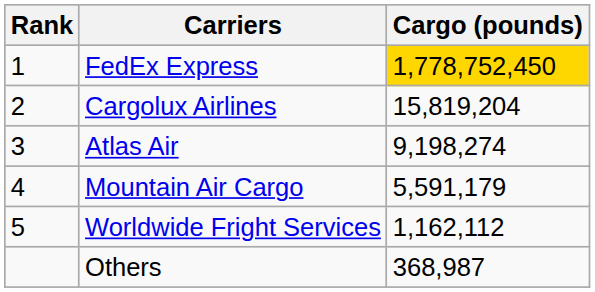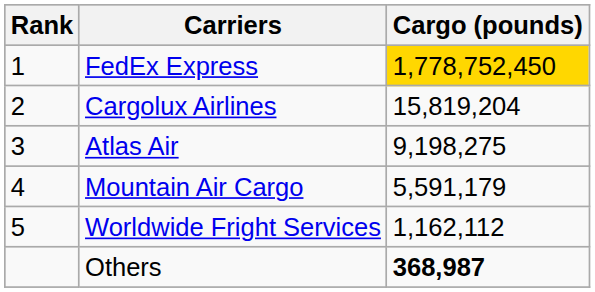(450, 147) 9,198,274 -> (450, 147) 9,198,275
(439, 268) normal -> (439, 268) bold
